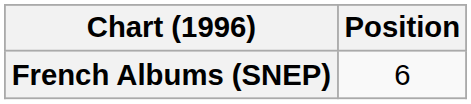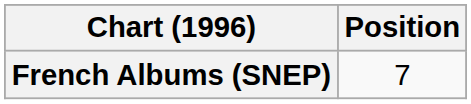(402, 74) 6 -> (402, 74) 7
